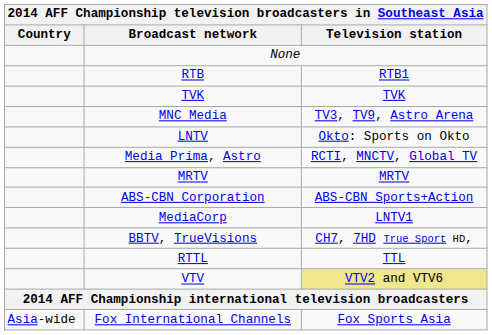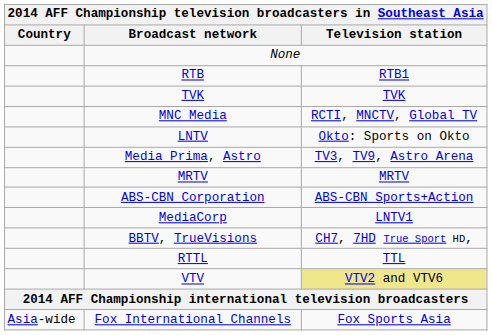(394, 117) TV3, TV9, Astro Arena -> (394, 117) RCTI, MNCTV, Global TV
(394, 157) RCTI, MNCTV, Global TV -> (394, 157) TV3, TV9, Astro Arena
